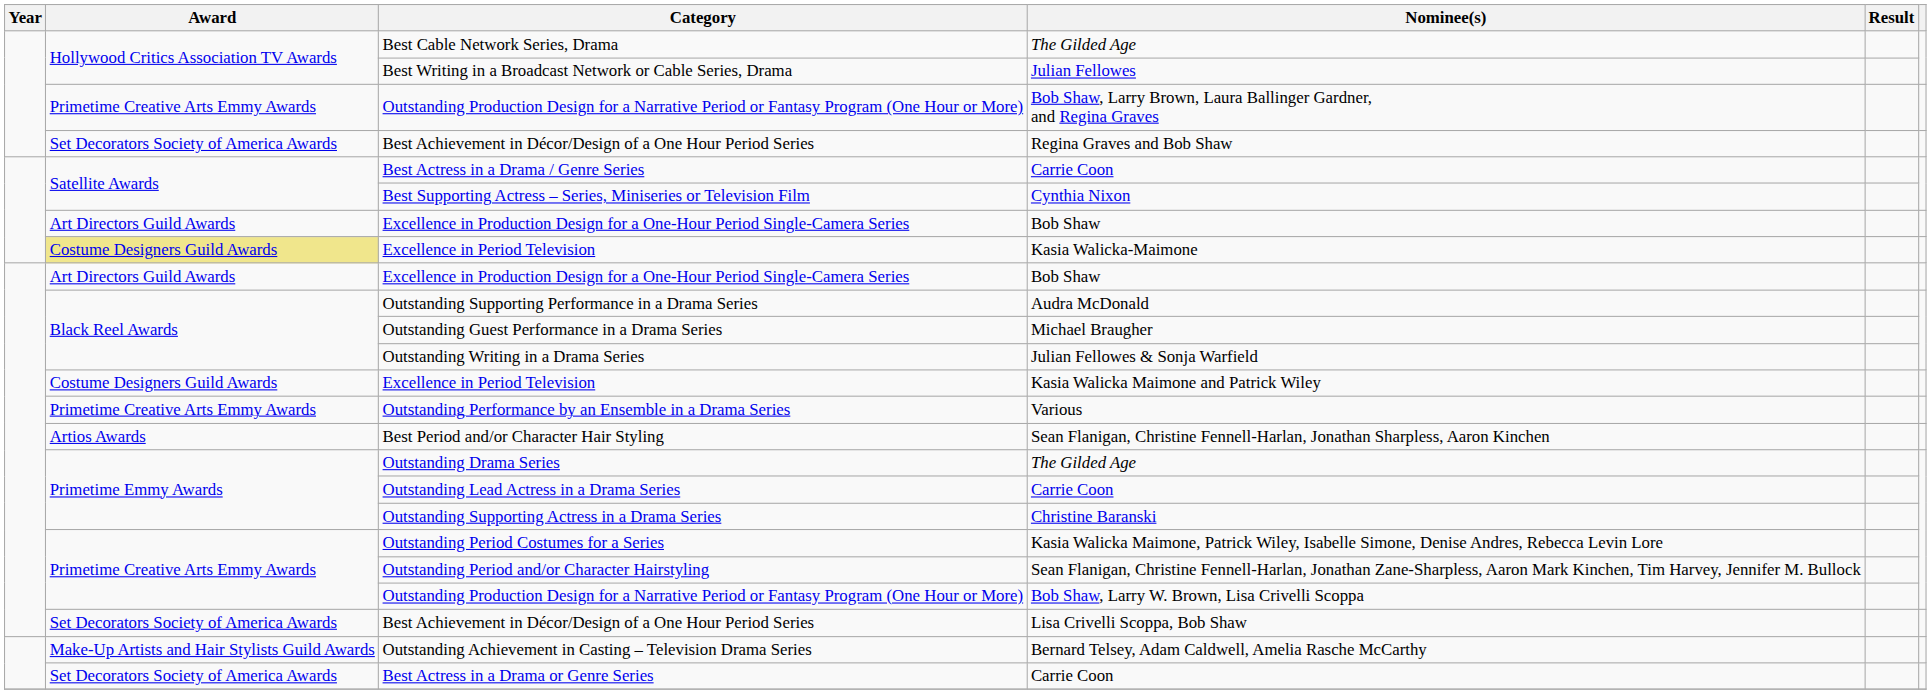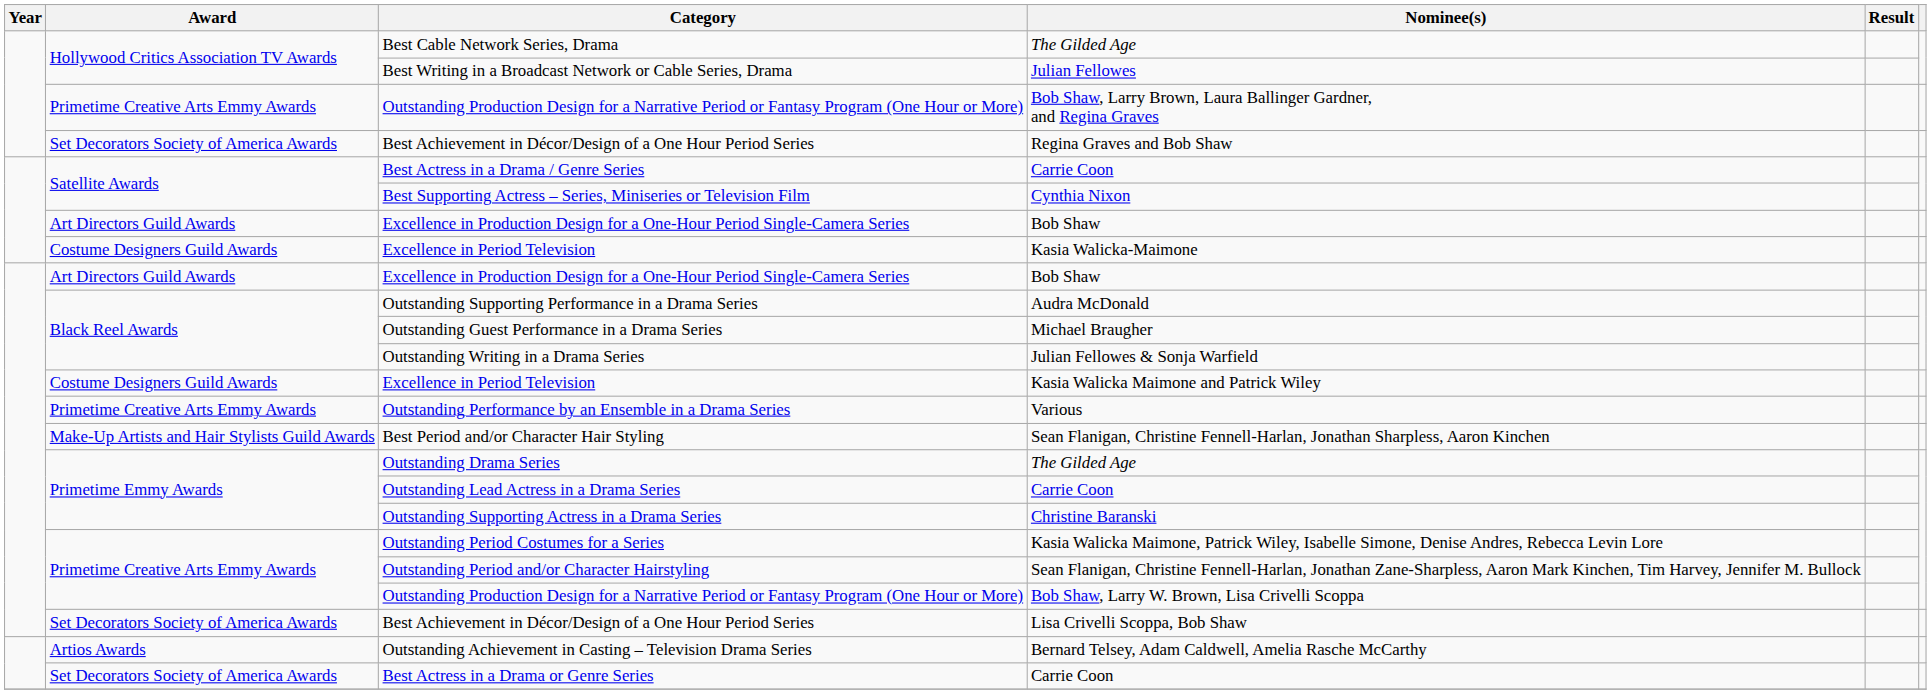(164, 249) khaki background -> (164, 249) no background
(98, 436) Artios Awards -> (212, 436) Make-Up Artists and Hair Stylists Guild Awards
(212, 649) Make-Up Artists and Hair Stylists Guild Awards -> (98, 649) Artios Awards
